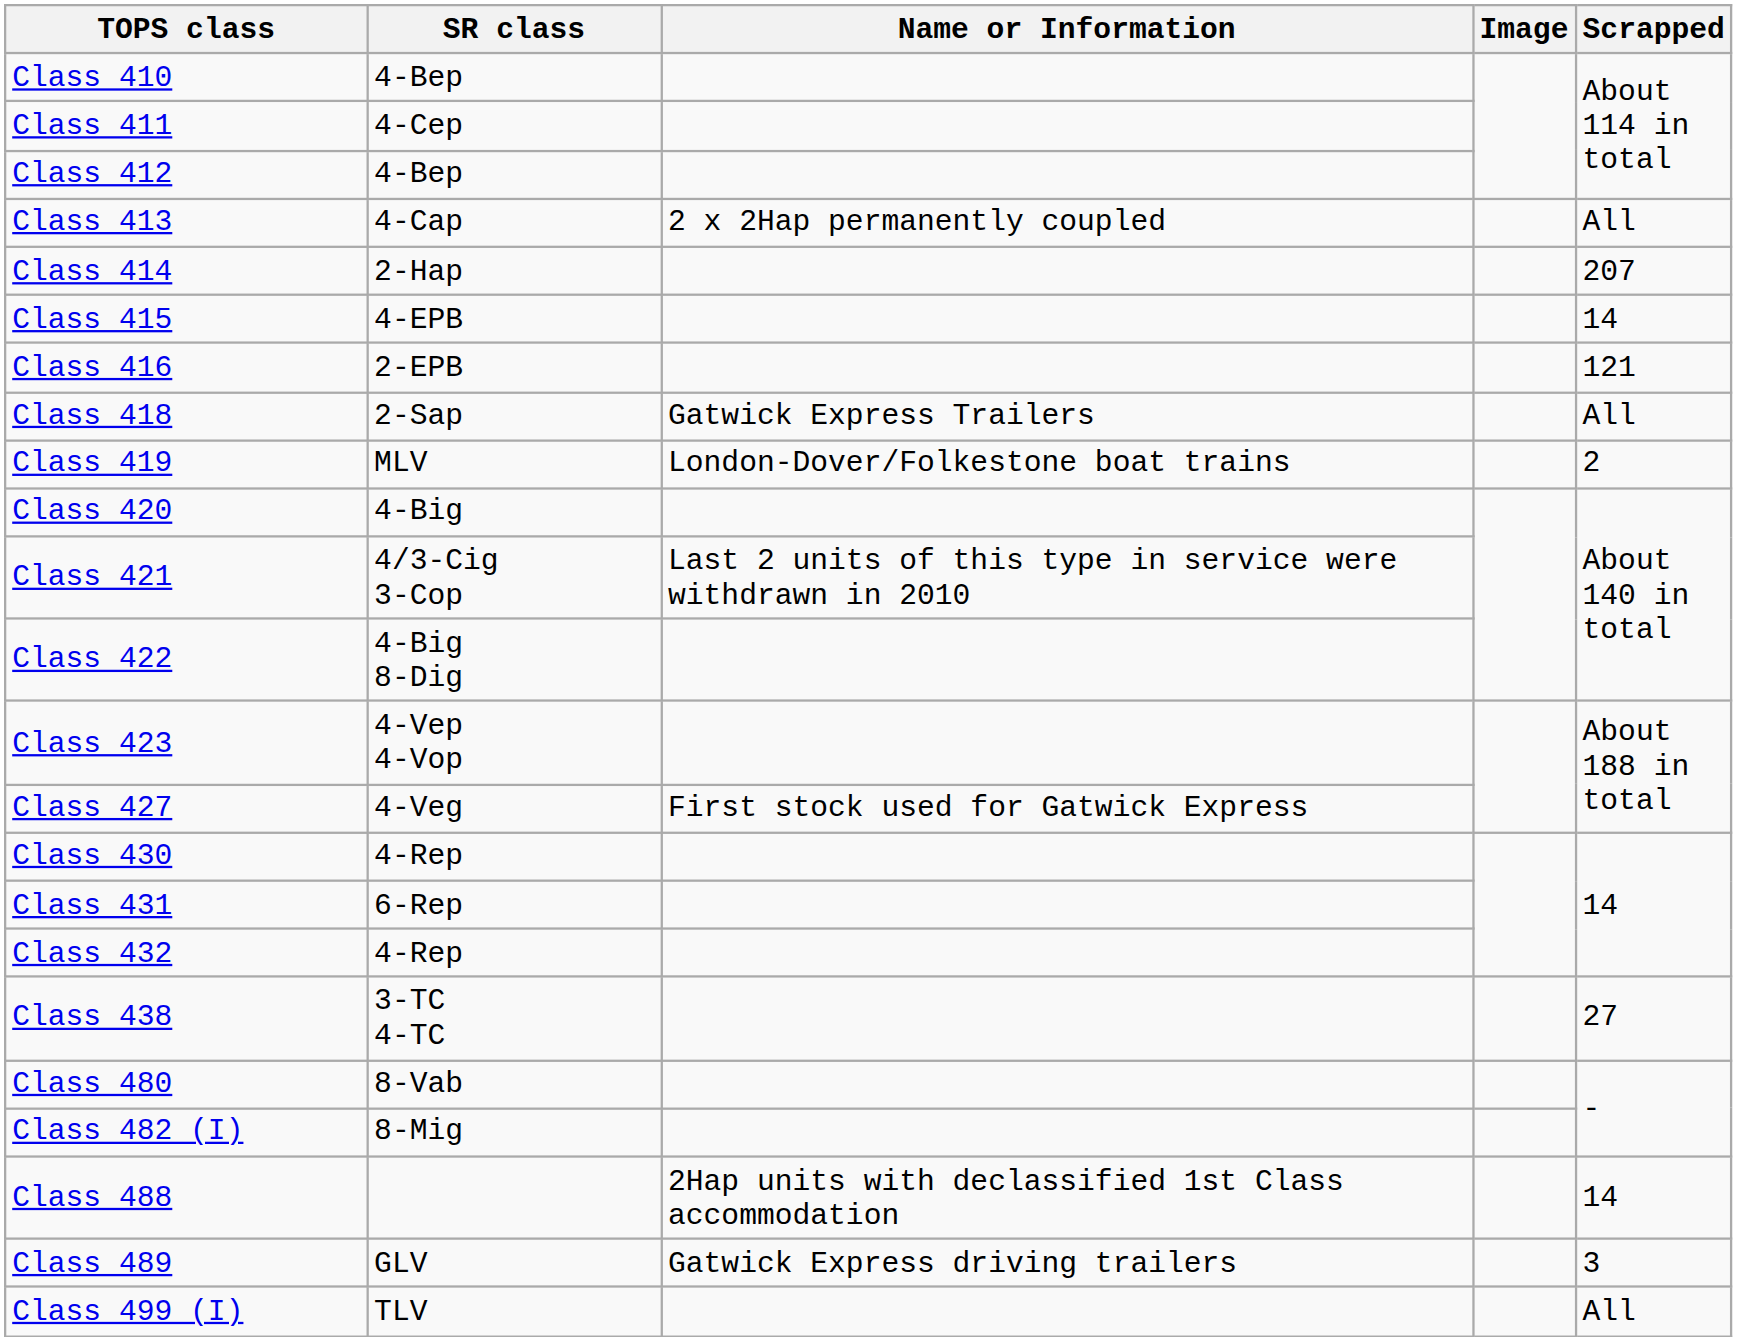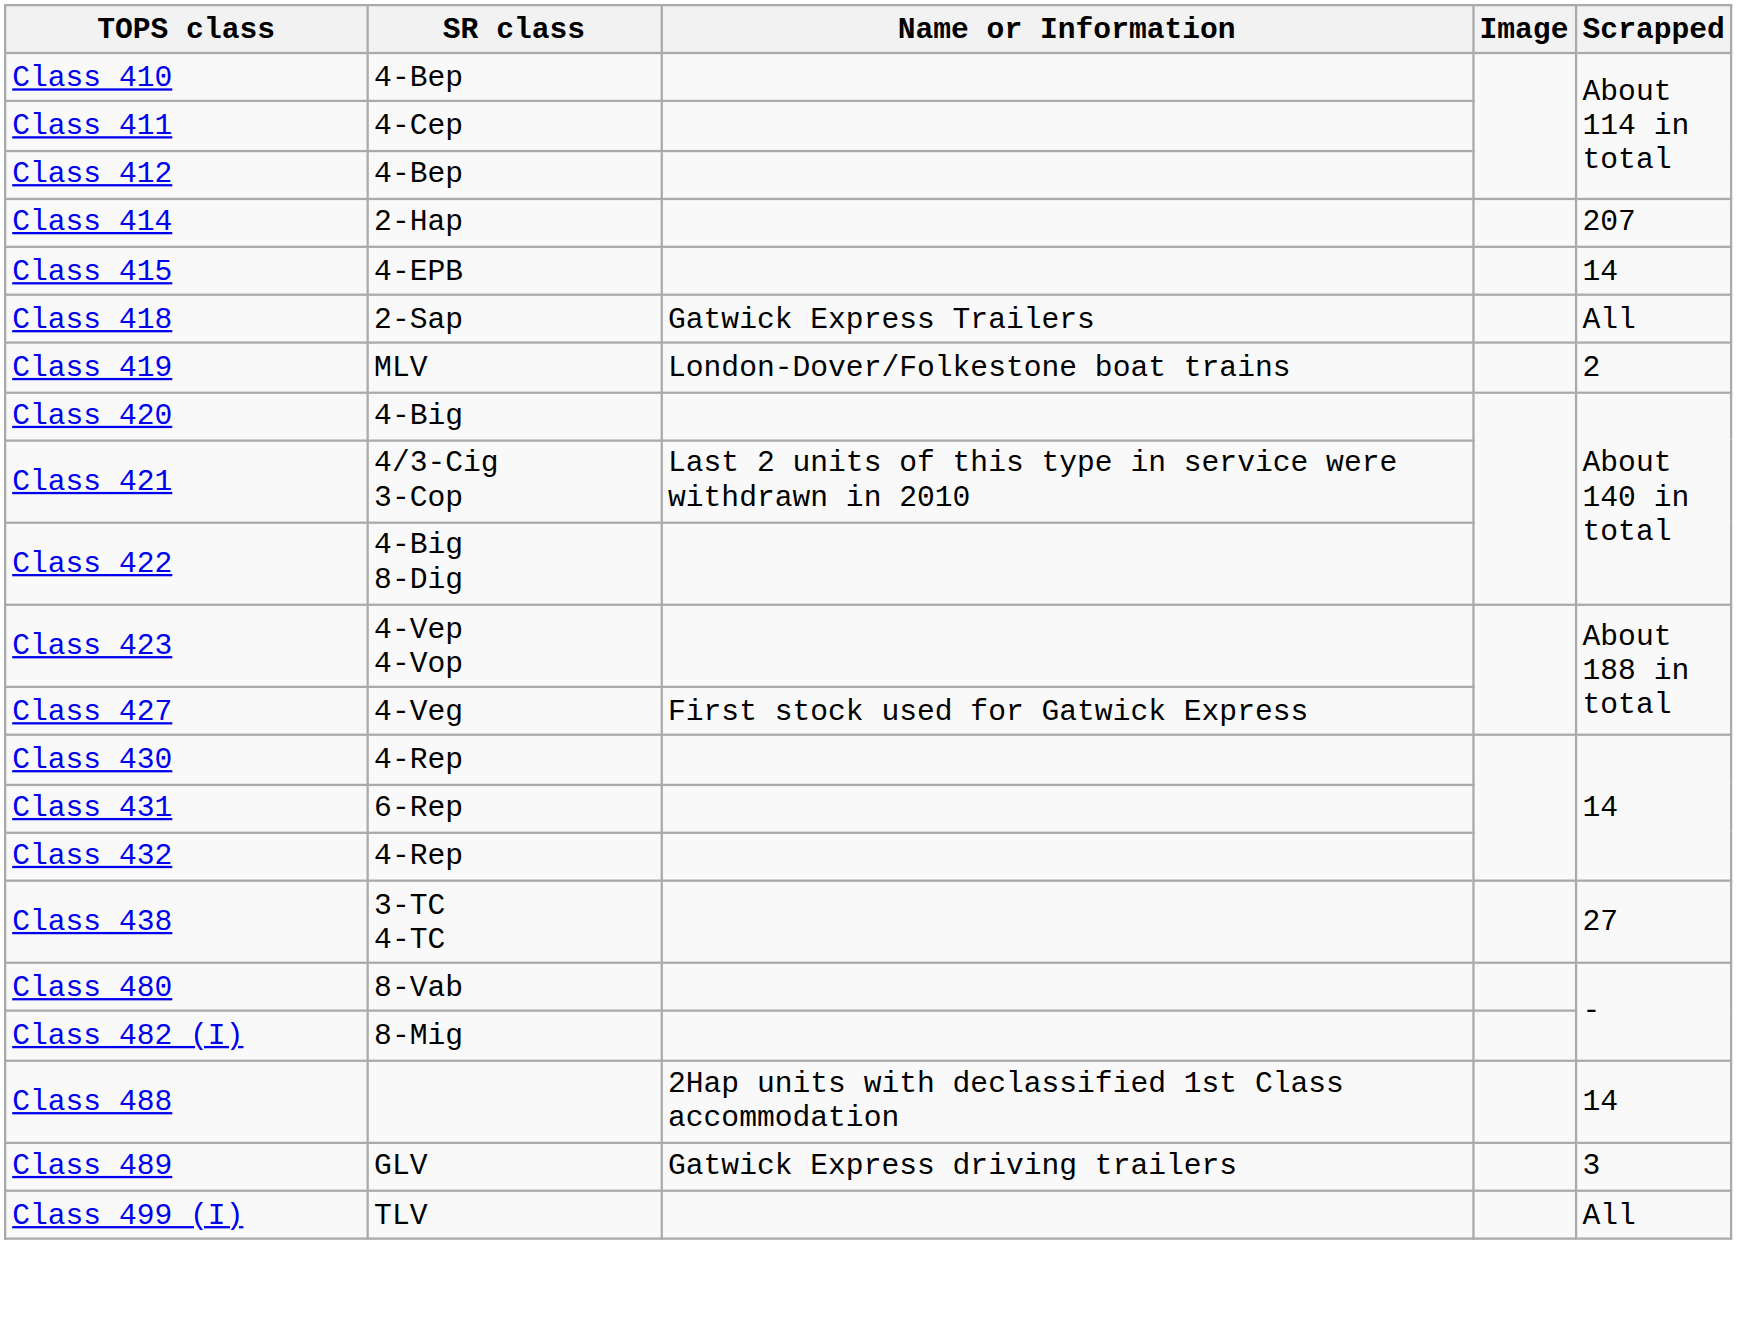- row: (92, 223)
- row: (92, 367)
